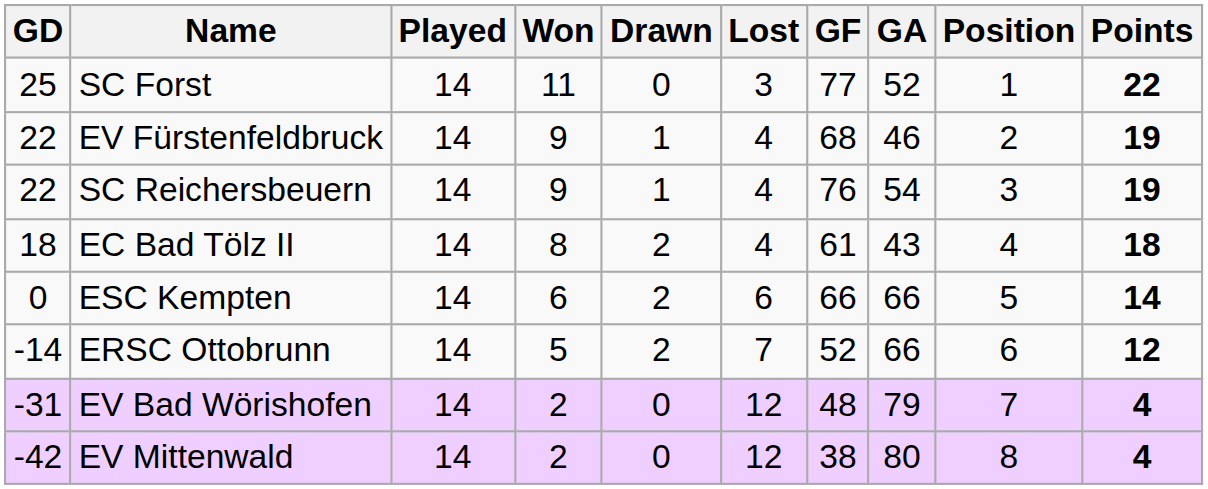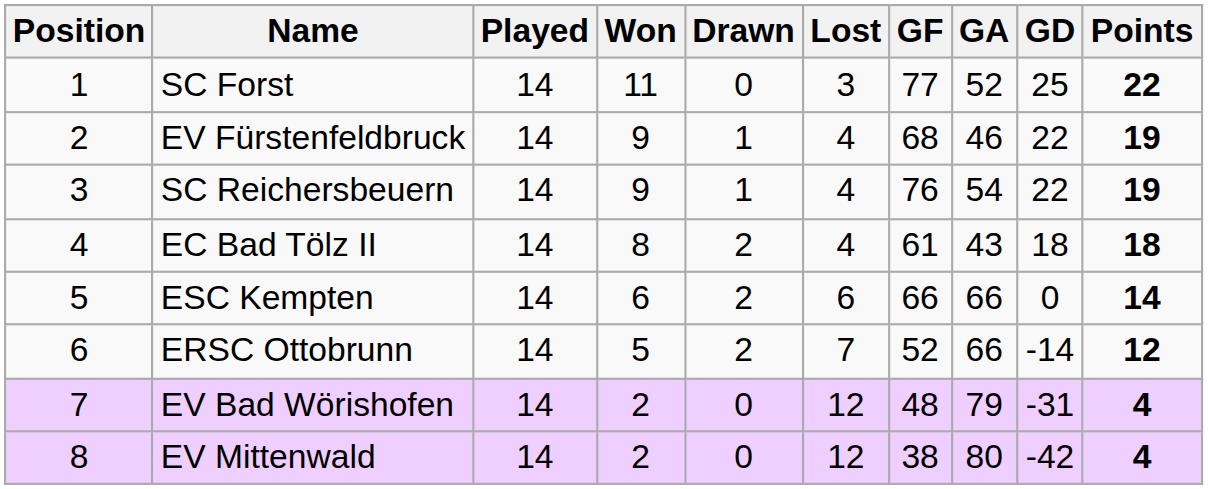columns swapped: (1009, 31) <-> (38, 31)
